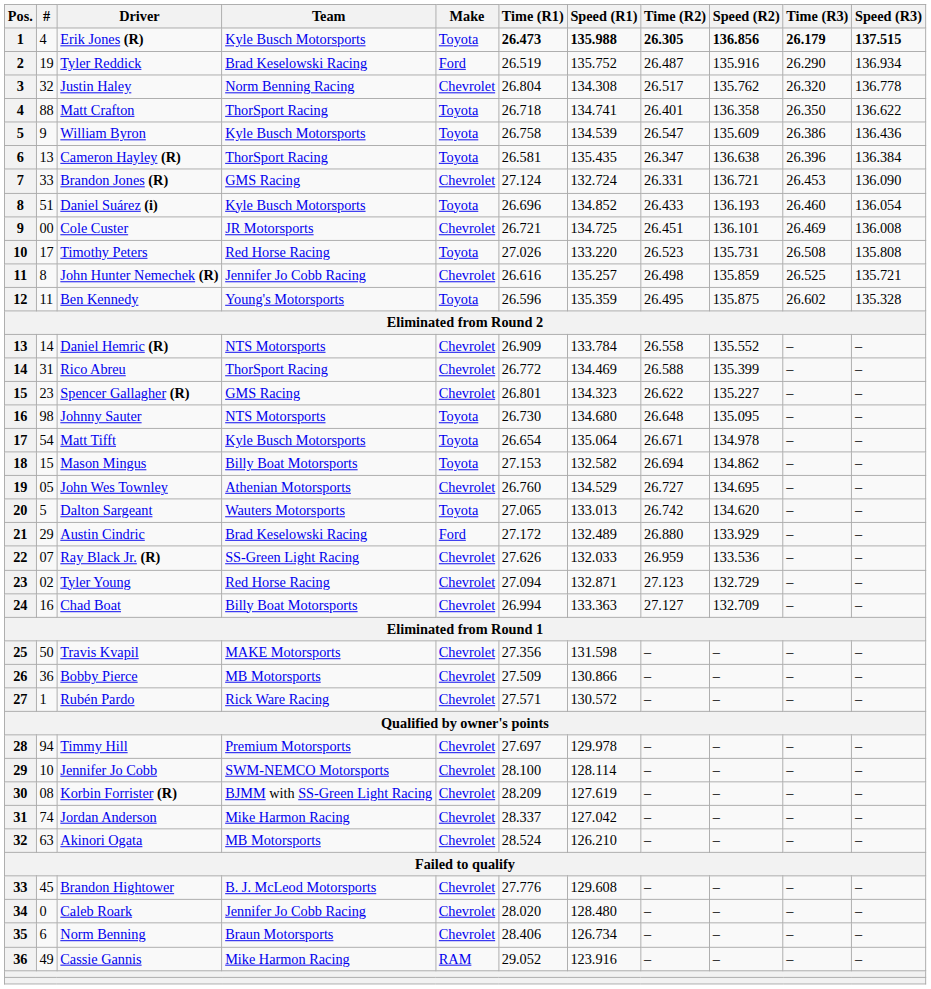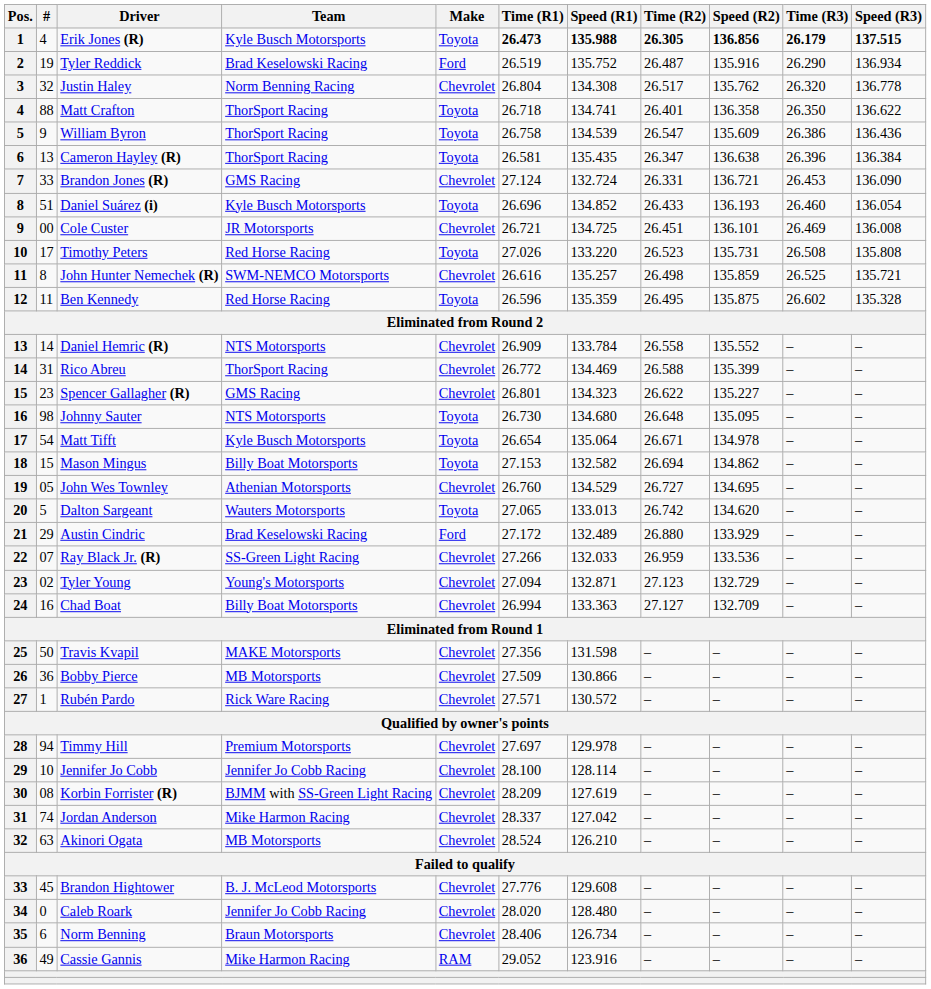(295, 134) Kyle Busch Motorsports -> (277, 134) ThorSport Racing
(296, 275) Jennifer Jo Cobb Racing -> (307, 275) SWM-NEMCO Motorsports
(285, 299) Young's Motorsports -> (278, 299) Red Horse Racing
(521, 558) 27.626 -> (521, 558) 27.266
(278, 581) Red Horse Racing -> (285, 581) Young's Motorsports
(307, 770) SWM-NEMCO Motorsports -> (296, 770) Jennifer Jo Cobb Racing
